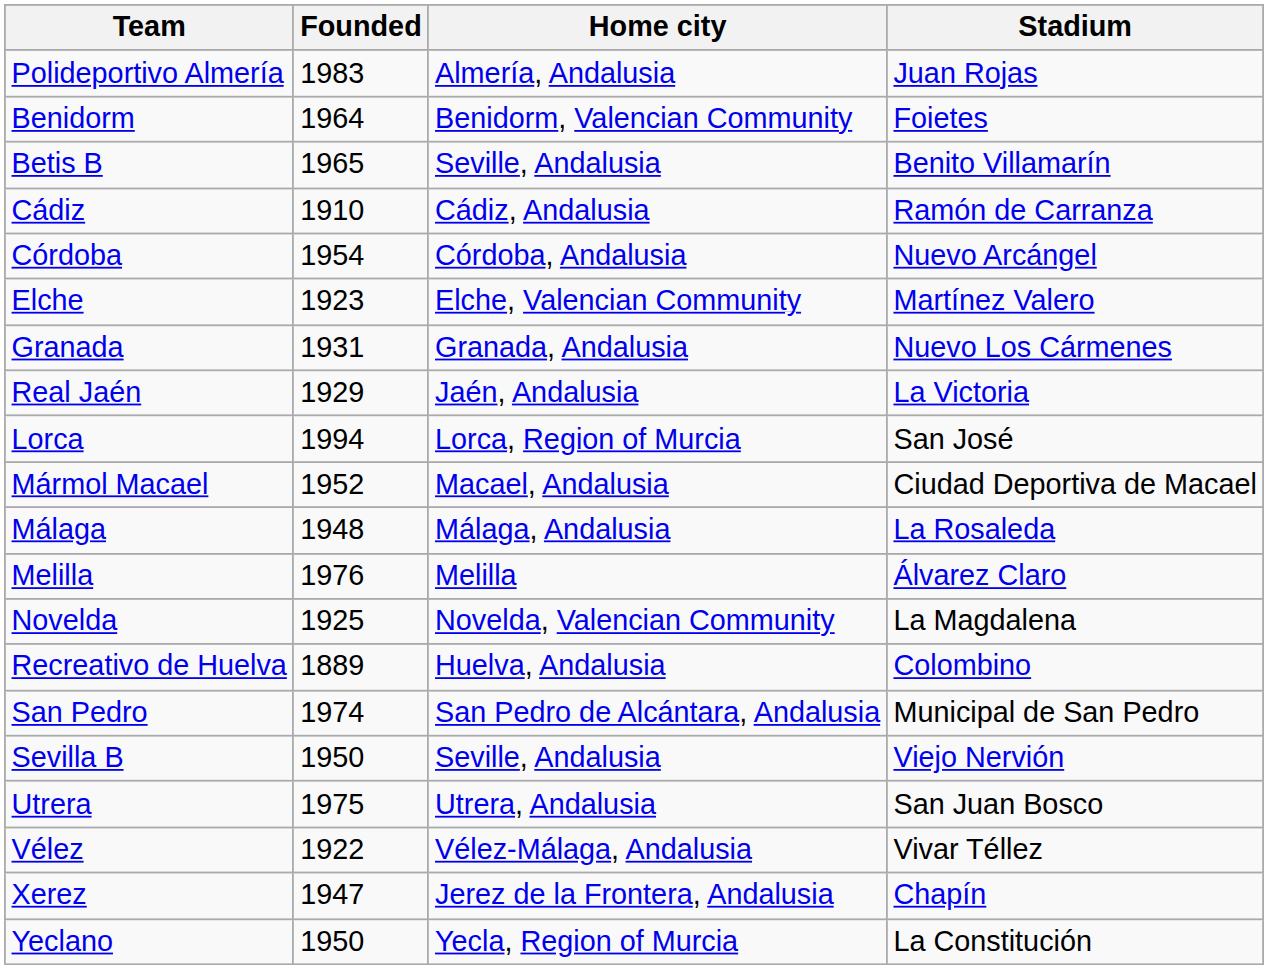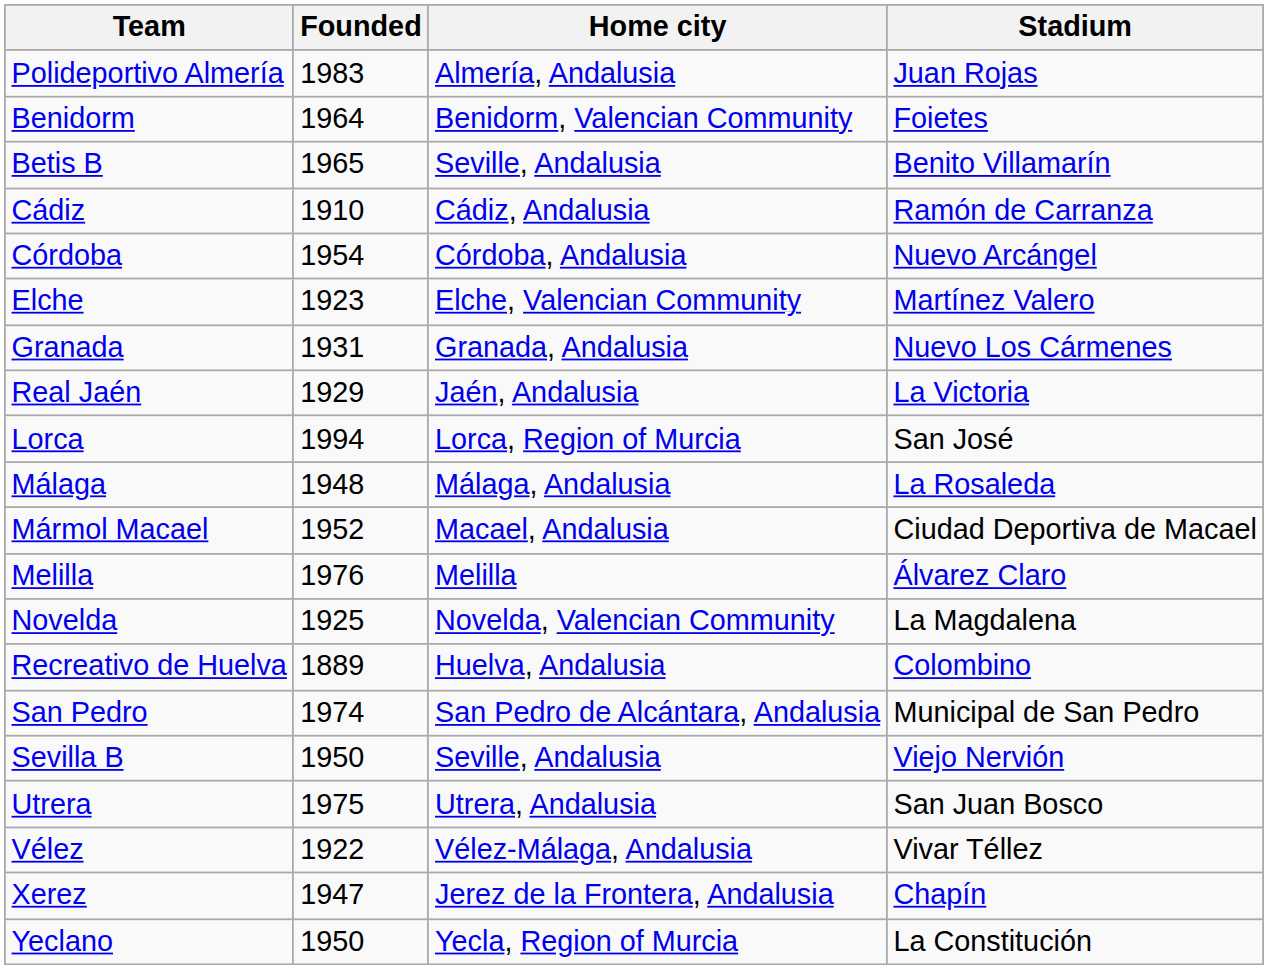rows swapped: (59, 529) <-> (110, 484)
